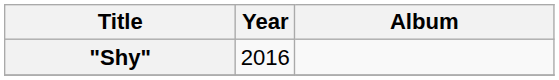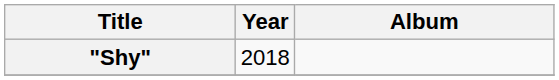(265, 57) 2016 -> (265, 57) 2018
